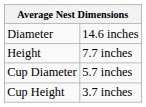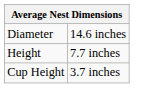- row: (42, 72)
